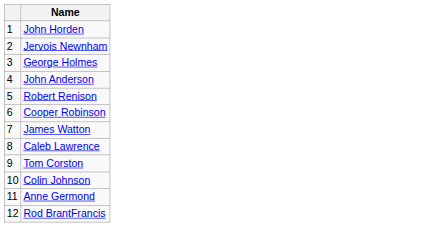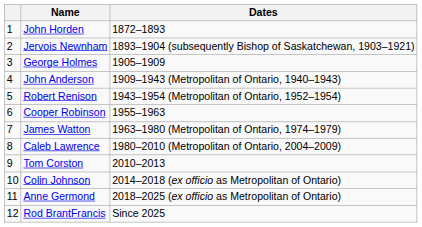+ column: (263, 12)
